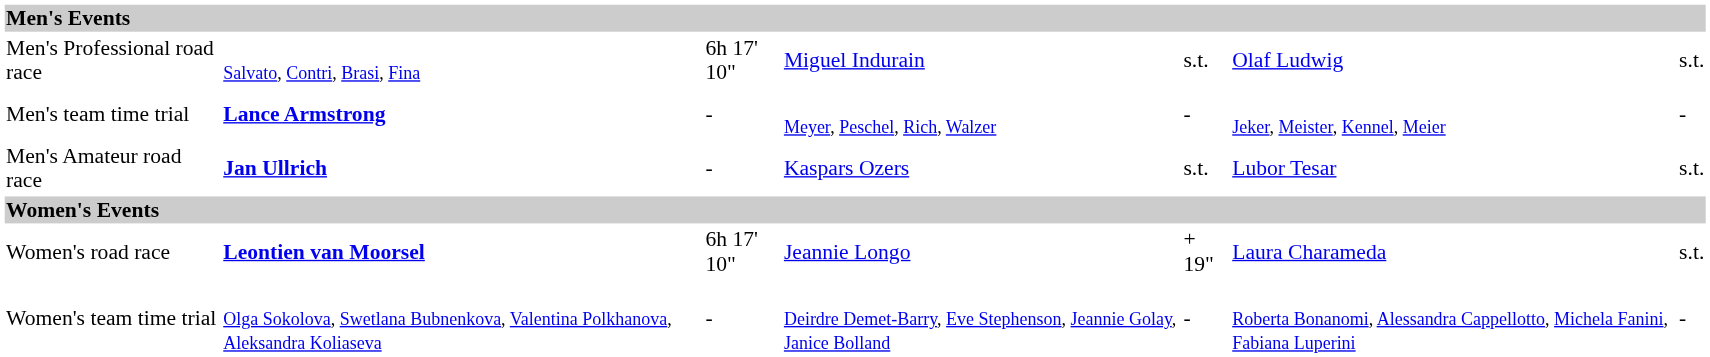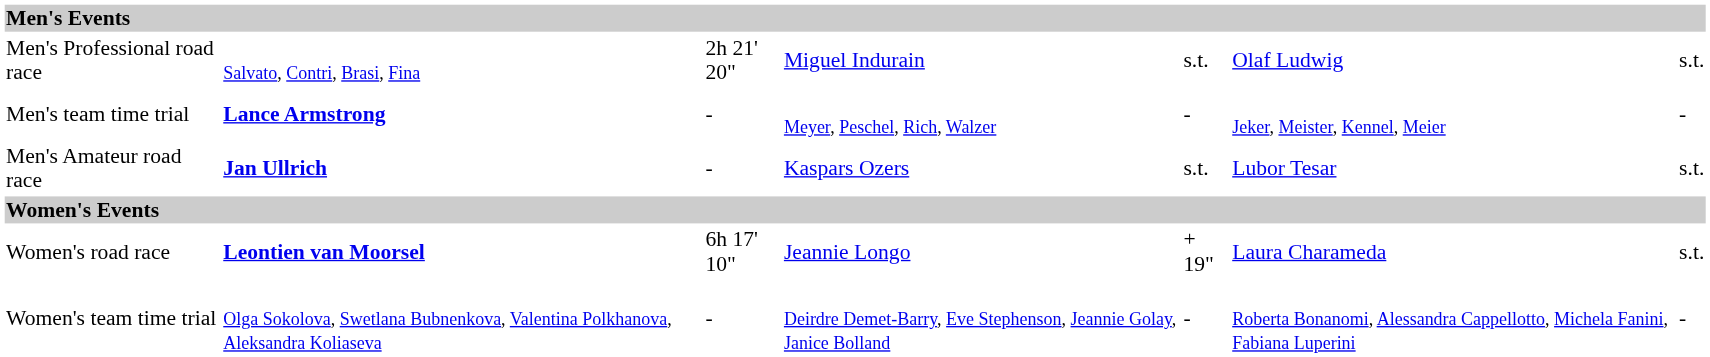(732, 59) 6h 17' 10" -> (732, 59) 2h 21' 20"
